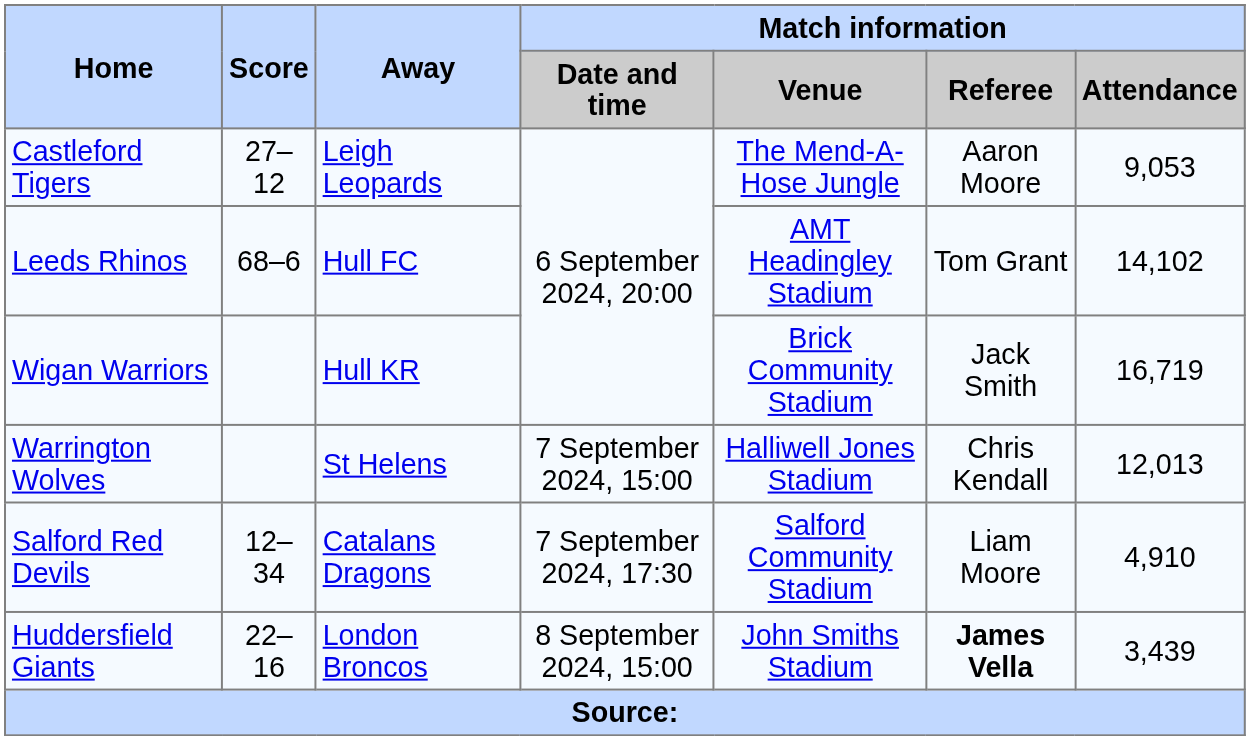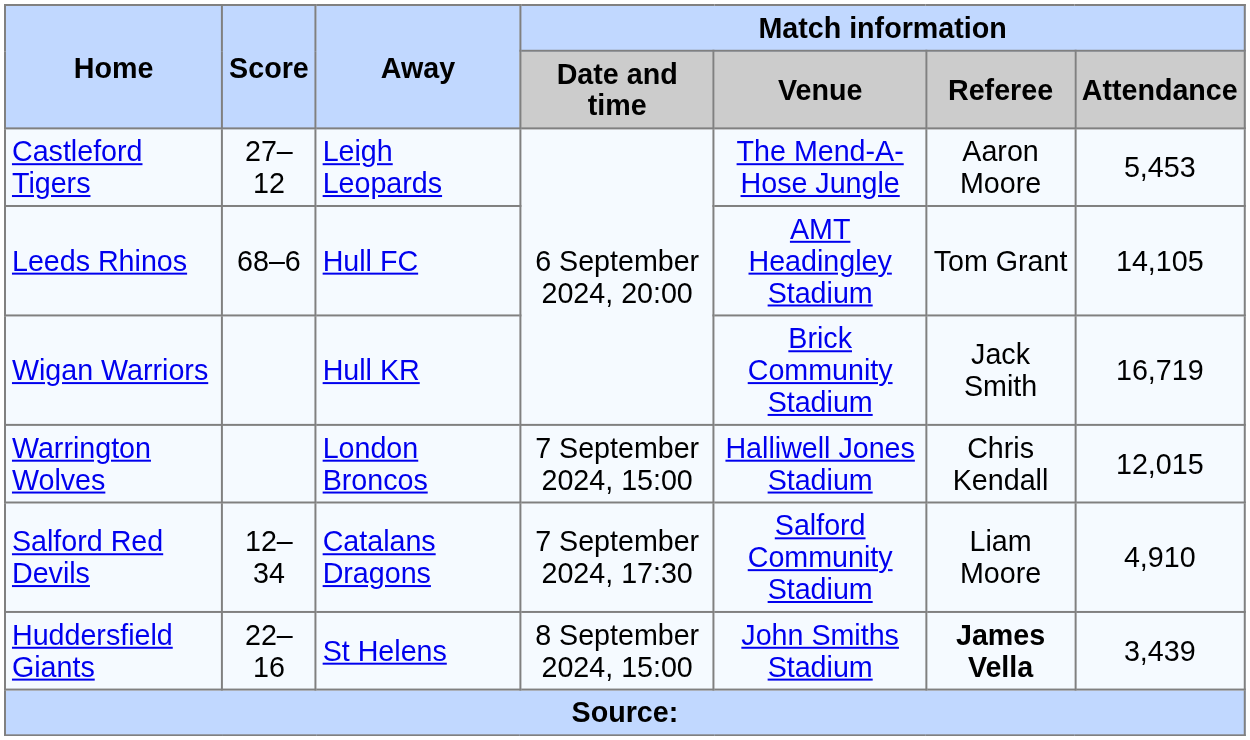(1160, 167) 9,053 -> (1160, 167) 5,453
(1160, 261) 14,102 -> (1160, 261) 14,105
(385, 464) St Helens -> (375, 464) London Broncos
(1160, 464) 12,013 -> (1160, 464) 12,015
(375, 651) London Broncos -> (385, 651) St Helens
